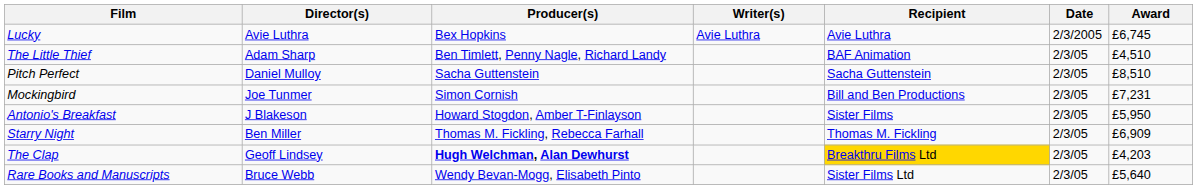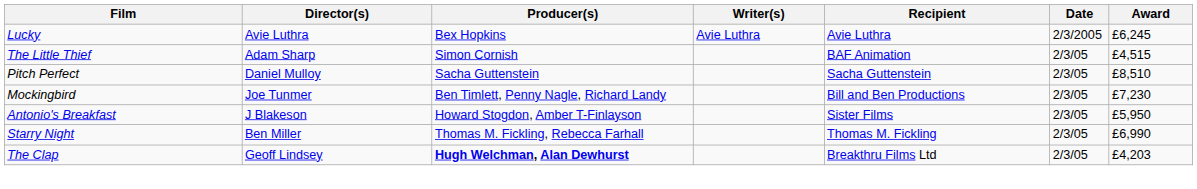(1131, 34) £6,745 -> (1131, 34) £6,245
(551, 54) Ben Timlett, Penny Nagle, Richard Landy -> (476, 54) Simon Cornish
(1131, 54) £4,510 -> (1131, 54) £4,515
(476, 94) Simon Cornish -> (551, 94) Ben Timlett, Penny Nagle, Richard Landy
(1131, 94) £7,231 -> (1131, 94) £7,230
(1131, 134) £6,909 -> (1131, 134) £6,990
(882, 154) gold background -> (882, 154) no background
- row: (88, 174)
